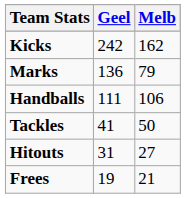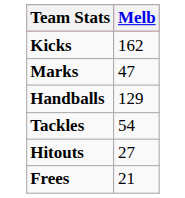- column: (114, 17)
(147, 71) 79 -> (126, 71) 47
(151, 98) 106 -> (131, 98) 129
(147, 125) 50 -> (126, 125) 54
